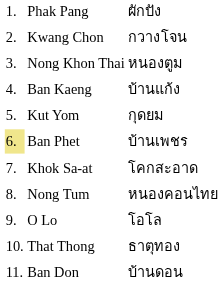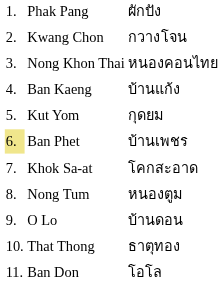(156, 63) หนองตูม -> (173, 63) หนองคอนไทย
(173, 194) หนองคอนไทย -> (156, 194) หนองตูม
(145, 220) โอโล -> (156, 220) บ้านดอน
(156, 272) บ้านดอน -> (145, 272) โอโล
